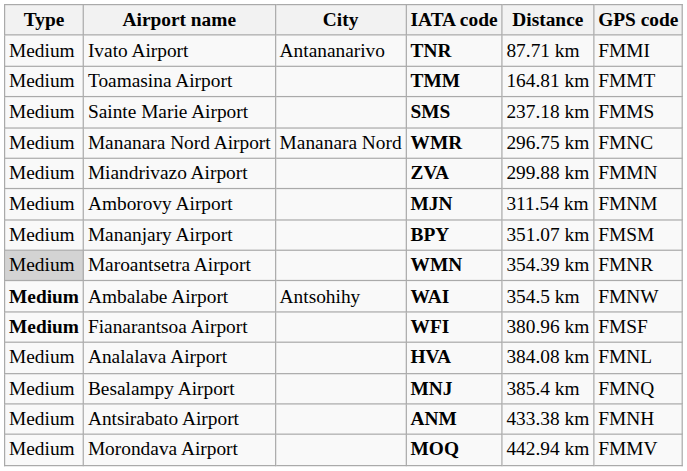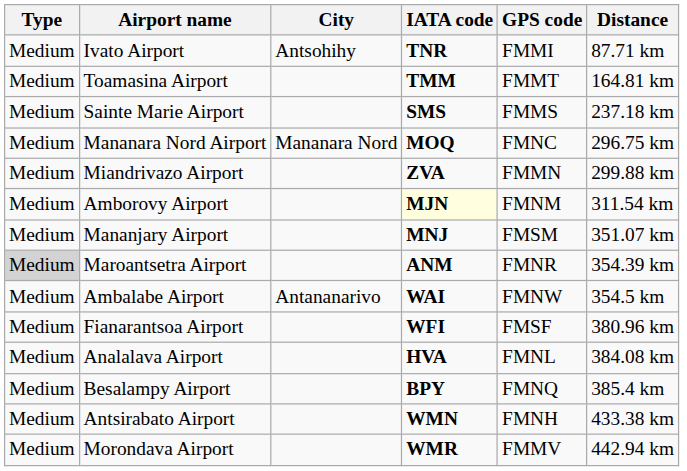columns swapped: (638, 19) <-> (548, 19)
(332, 50) Antananarivo -> (316, 50) Antsohihy
(436, 142) WMR -> (430, 142) MOQ
(432, 204) no background -> (427, 204) lightyellow background
(430, 234) BPY -> (427, 234) MNJ
(436, 265) WMN -> (429, 265) ANM
(44, 296) bold -> (42, 296) normal
(320, 296) Antsohihy -> (328, 296) Antananarivo
(44, 326) bold -> (42, 326) normal
(432, 388) MNJ -> (426, 388) BPY
(434, 419) ANM -> (432, 419) WMN
(435, 449) MOQ -> (432, 449) WMR
